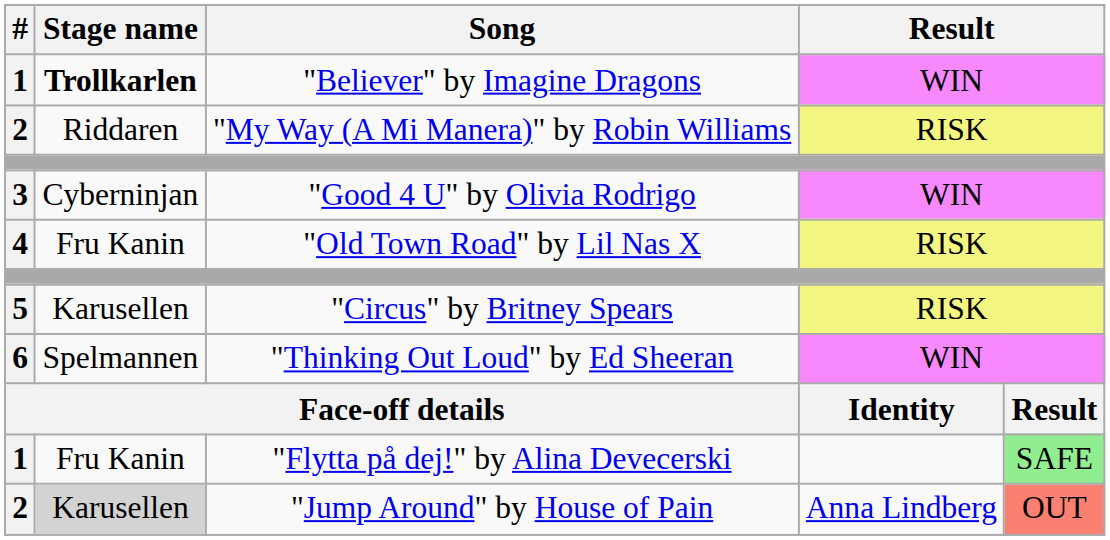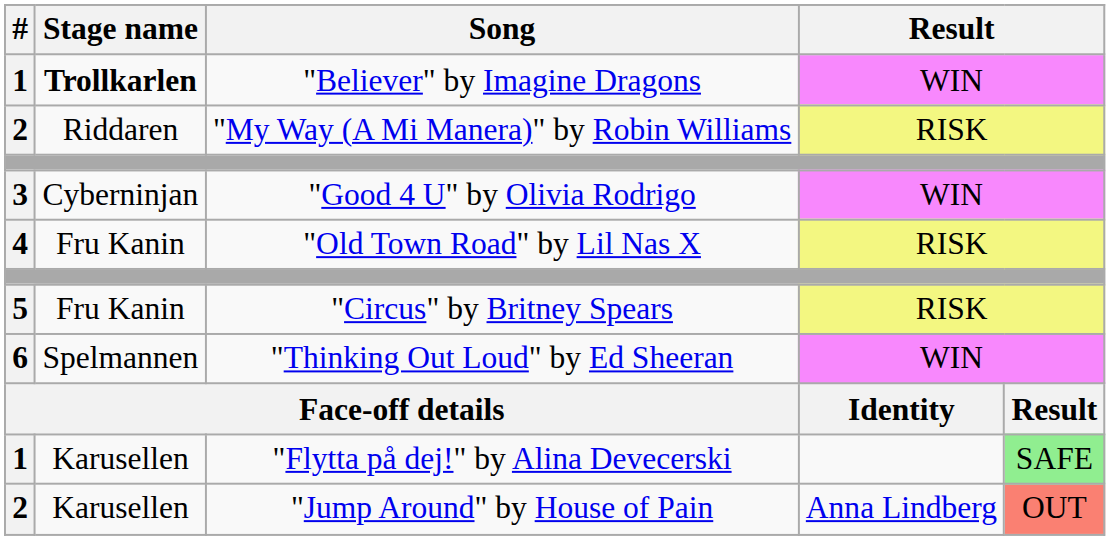(120, 308) Karusellen -> (120, 308) Fru Kanin
(120, 458) Fru Kanin -> (120, 458) Karusellen
(120, 508) lightgrey background -> (120, 508) no background
